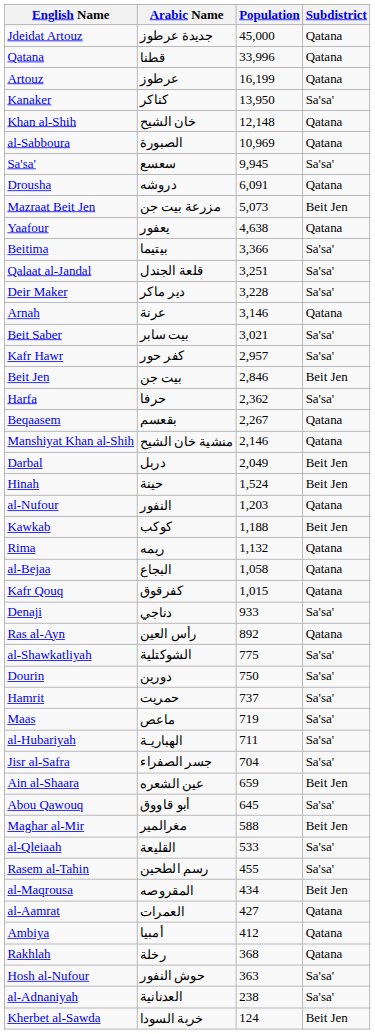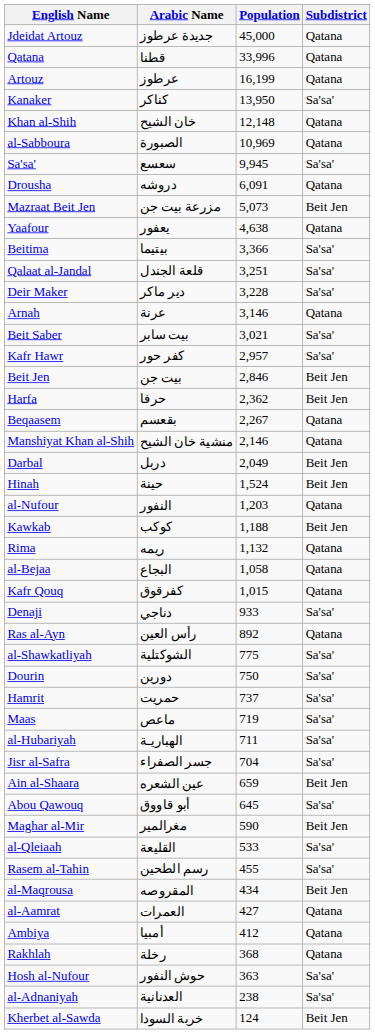(320, 398) Sa'sa' -> (327, 398) Beit Jen
(249, 826) 588 -> (249, 826) 590
